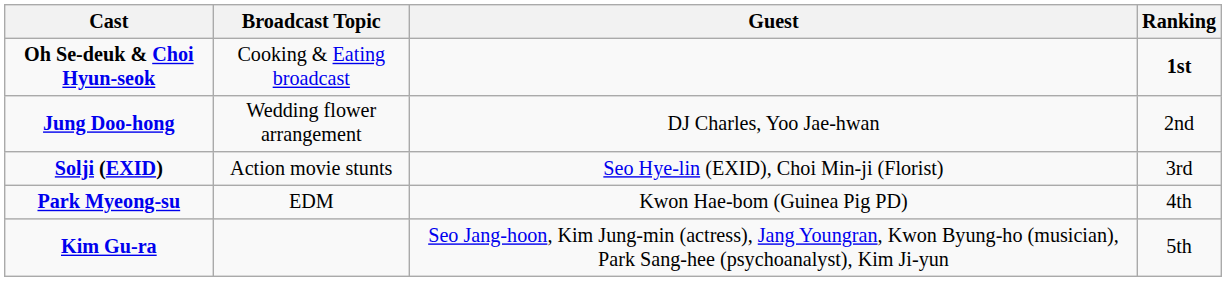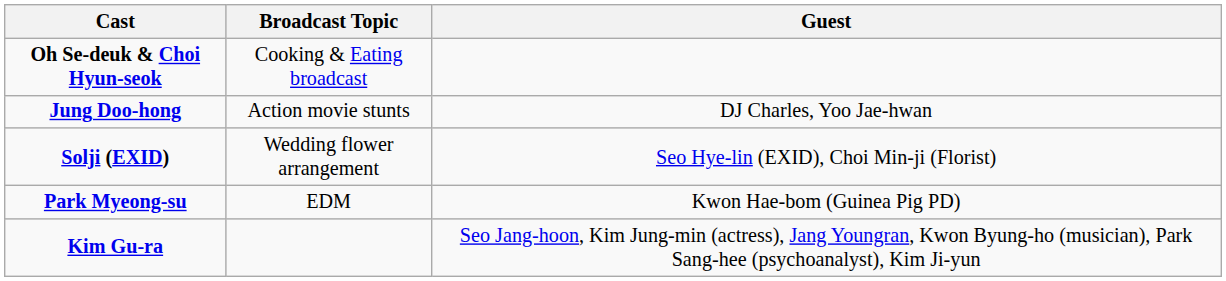- column: (1179, 21)
(311, 123) Wedding flower arrangement -> (329, 111) Action movie stunts
(311, 168) Action movie stunts -> (329, 156) Wedding flower arrangement
